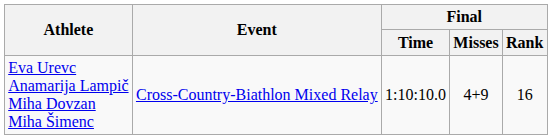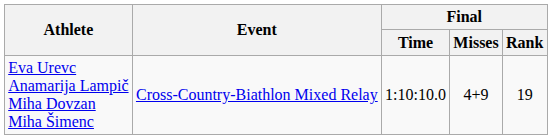(525, 94) 16 -> (525, 94) 19
